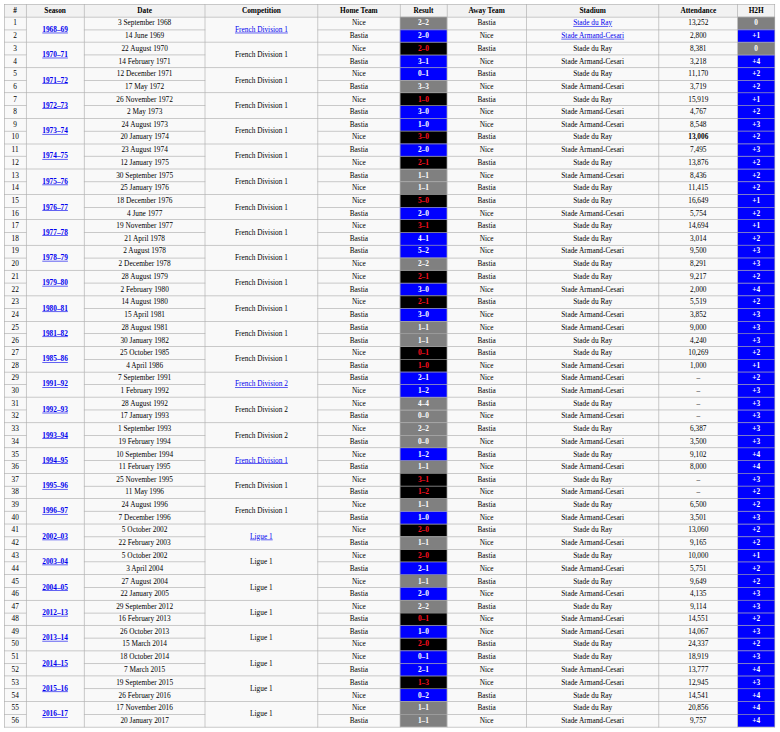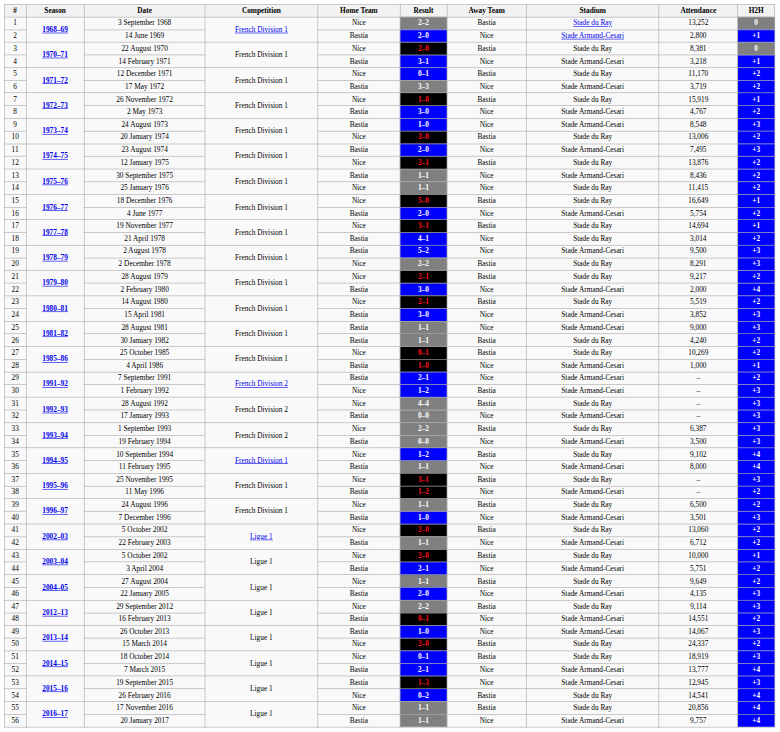(756, 61) +4 -> (756, 61) +1
(698, 137) bold -> (698, 137) normal
(487, 188) Bastia -> (487, 188) Nice
(756, 340) +3 -> (756, 340) +2
(698, 543) 9,165 -> (698, 543) 6,712
